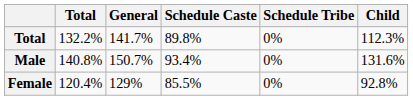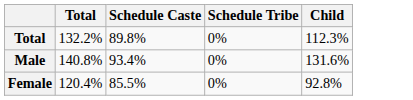- column: (134, 15)
